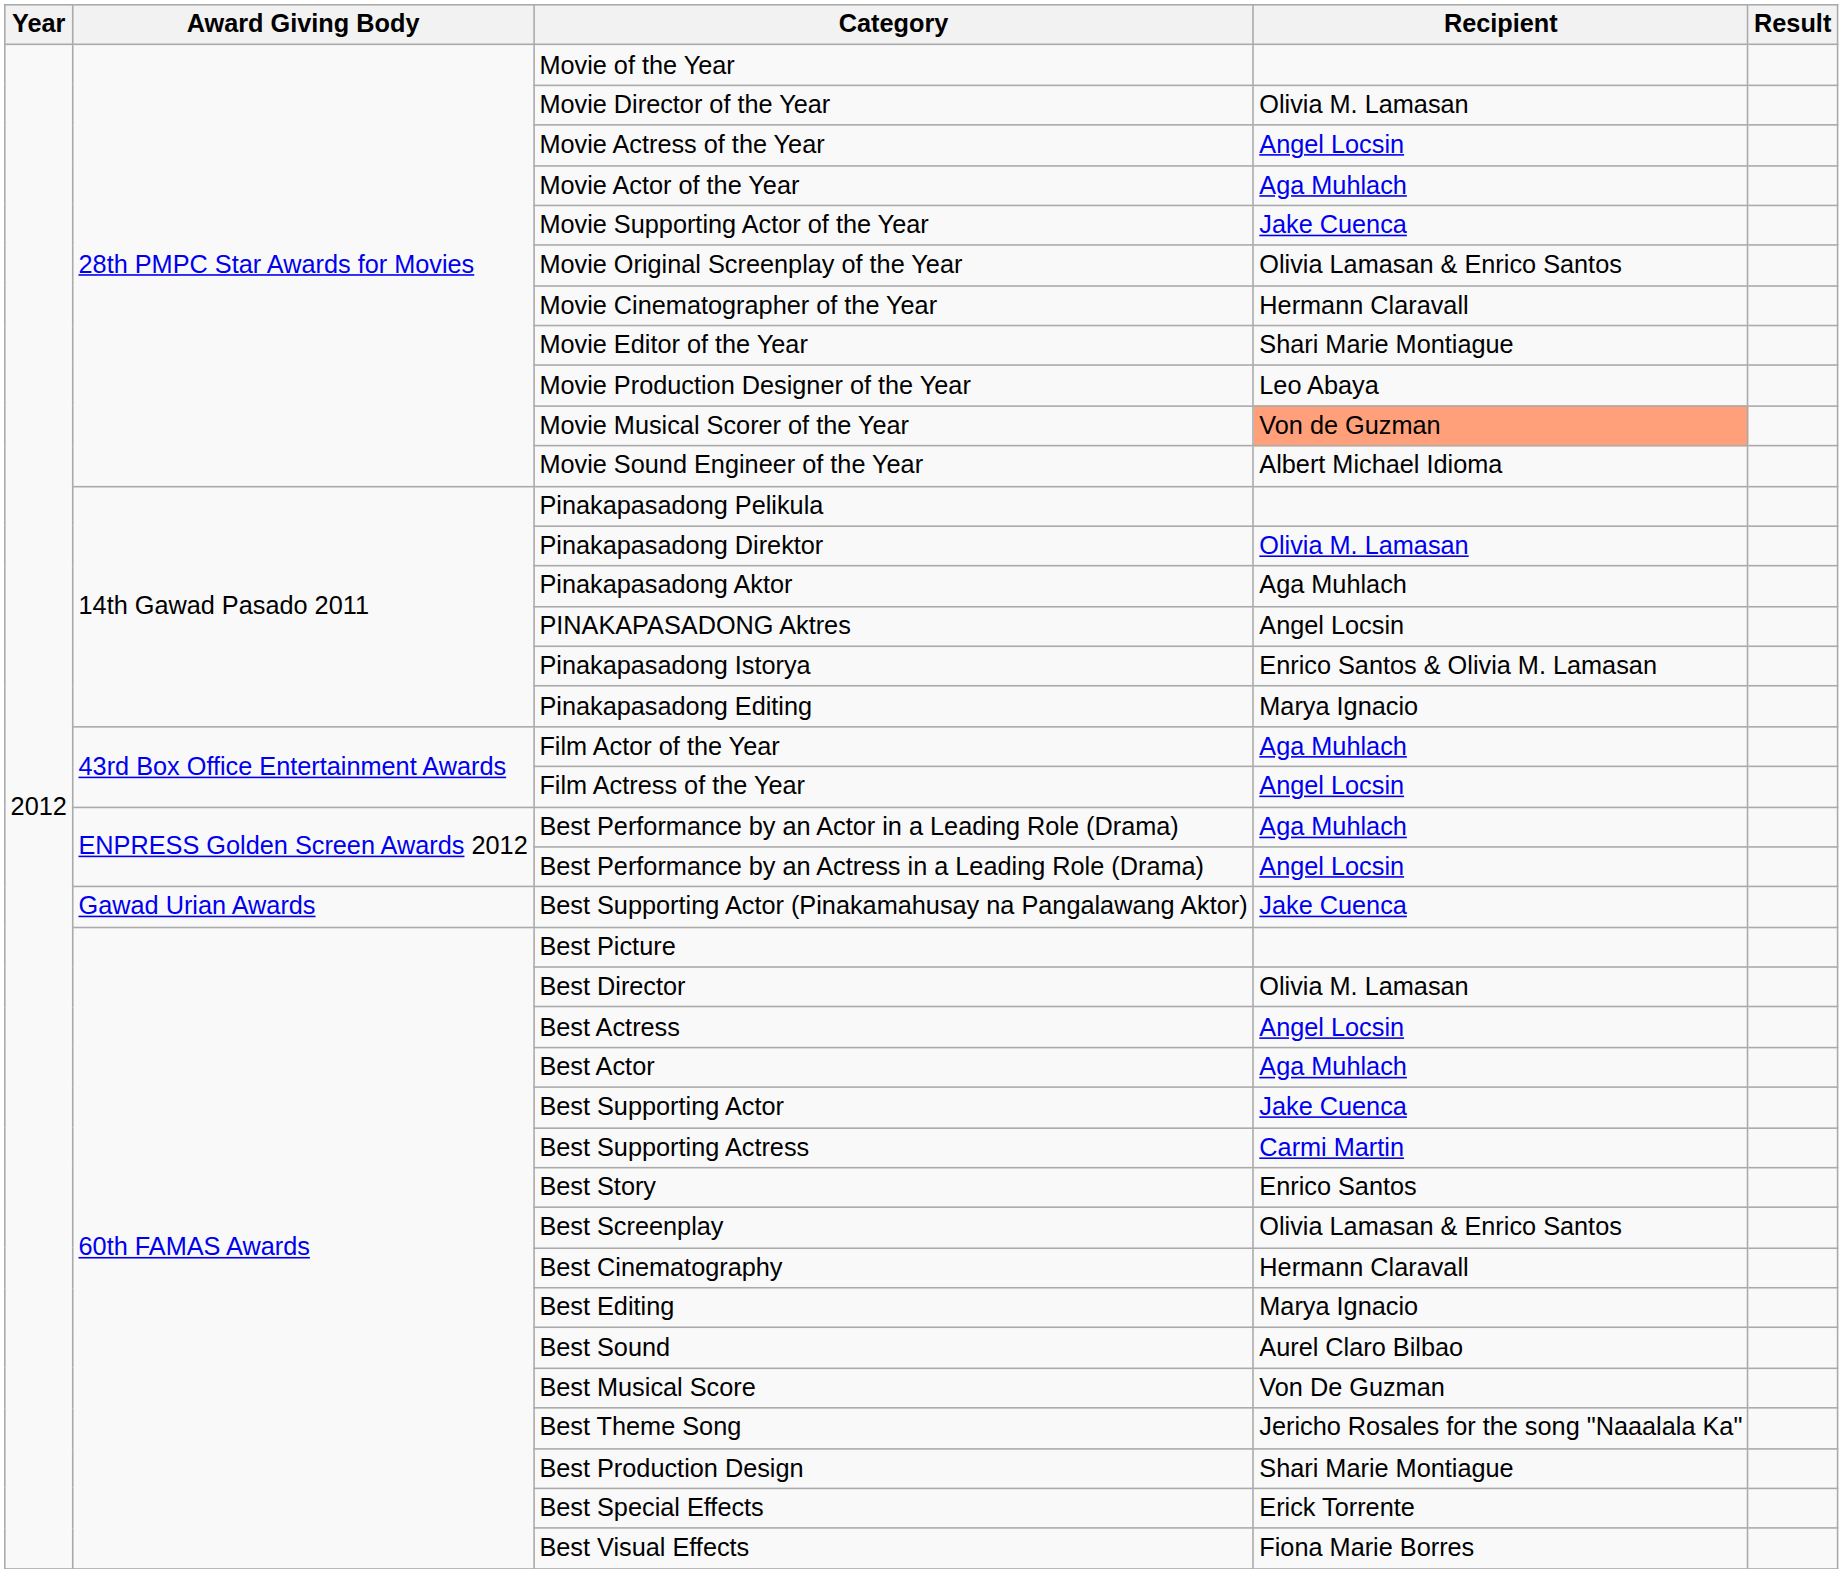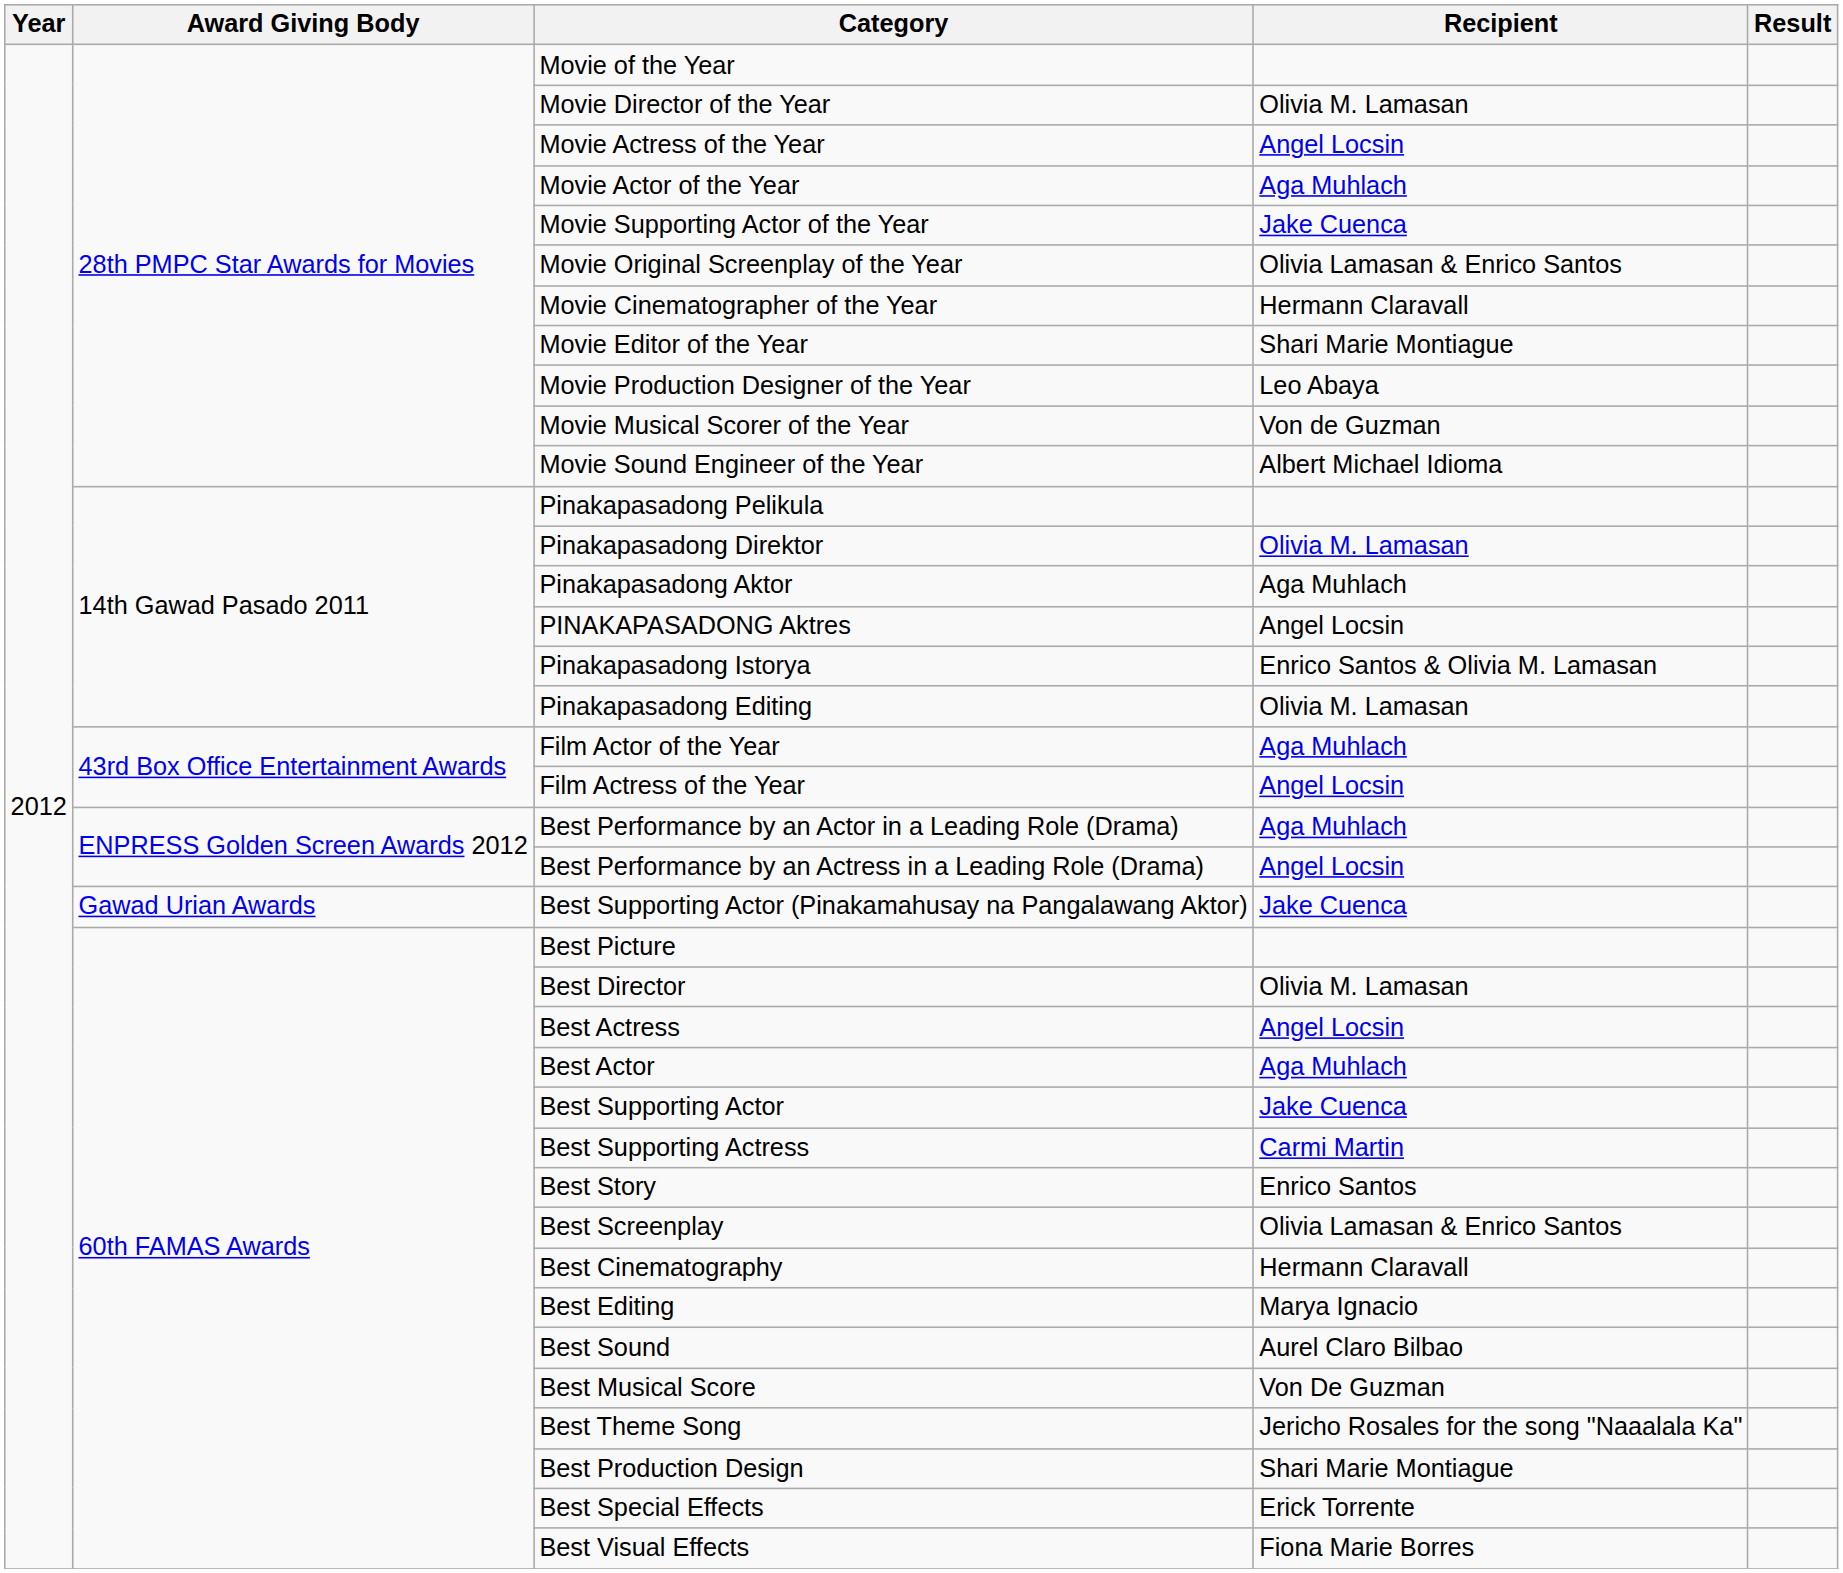(1350, 425) lightsalmon background -> (1350, 425) no background
(1339, 706) Marya Ignacio -> (1364, 706) Olivia M. Lamasan
